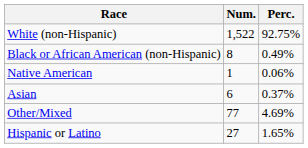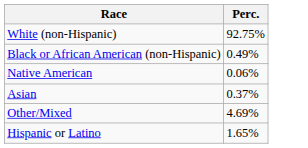- column: (241, 14)
